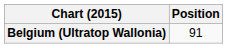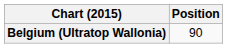(196, 33) 91 -> (196, 33) 90
